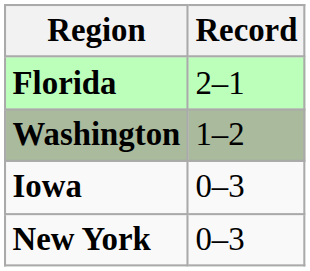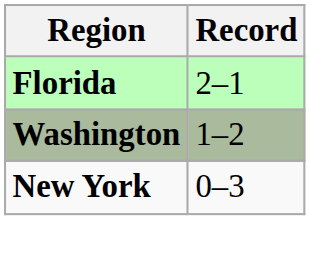- row: (47, 186)
